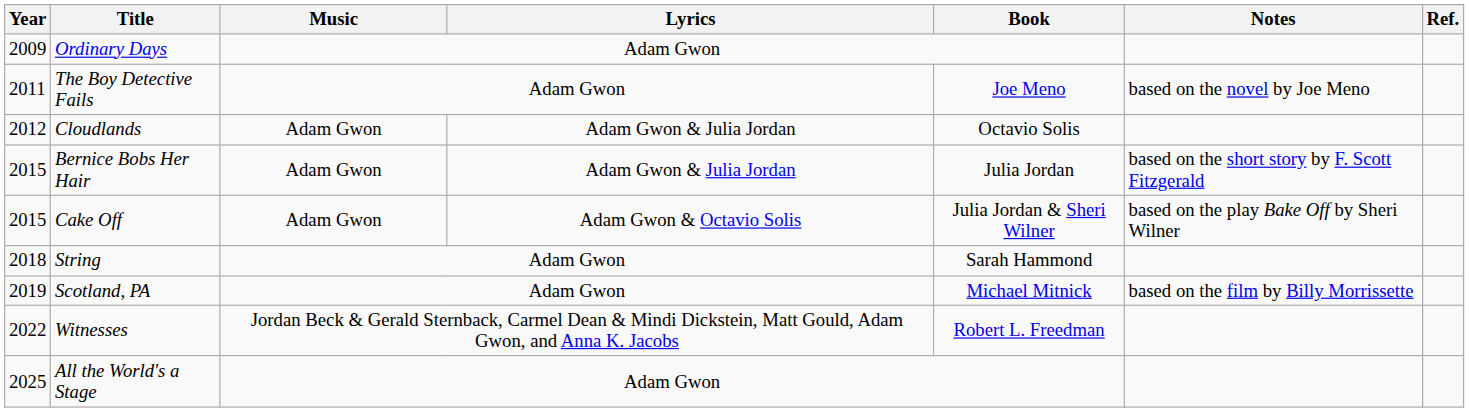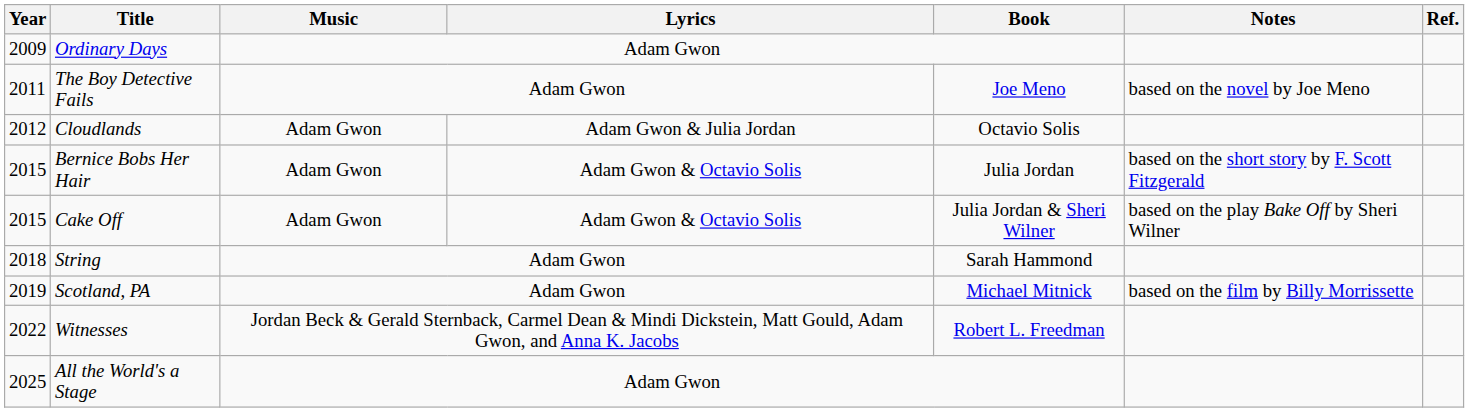(691, 169) Adam Gwon & Julia Jordan -> (691, 169) Adam Gwon & Octavio Solis
